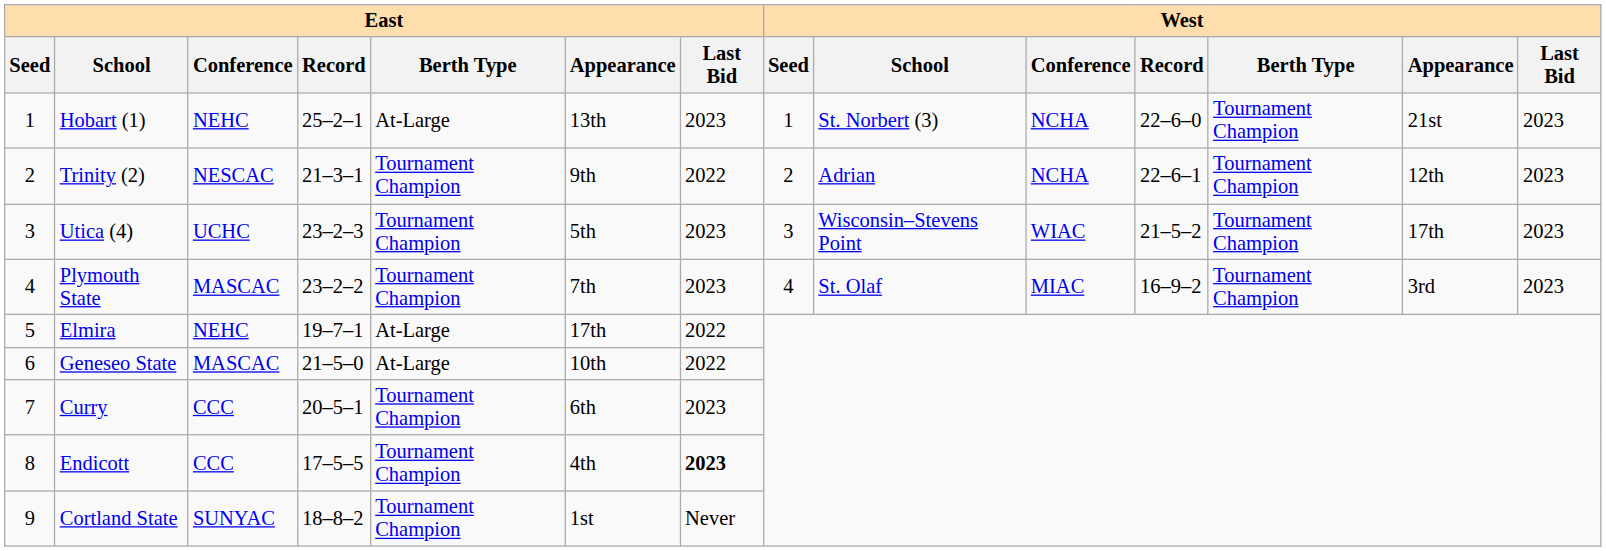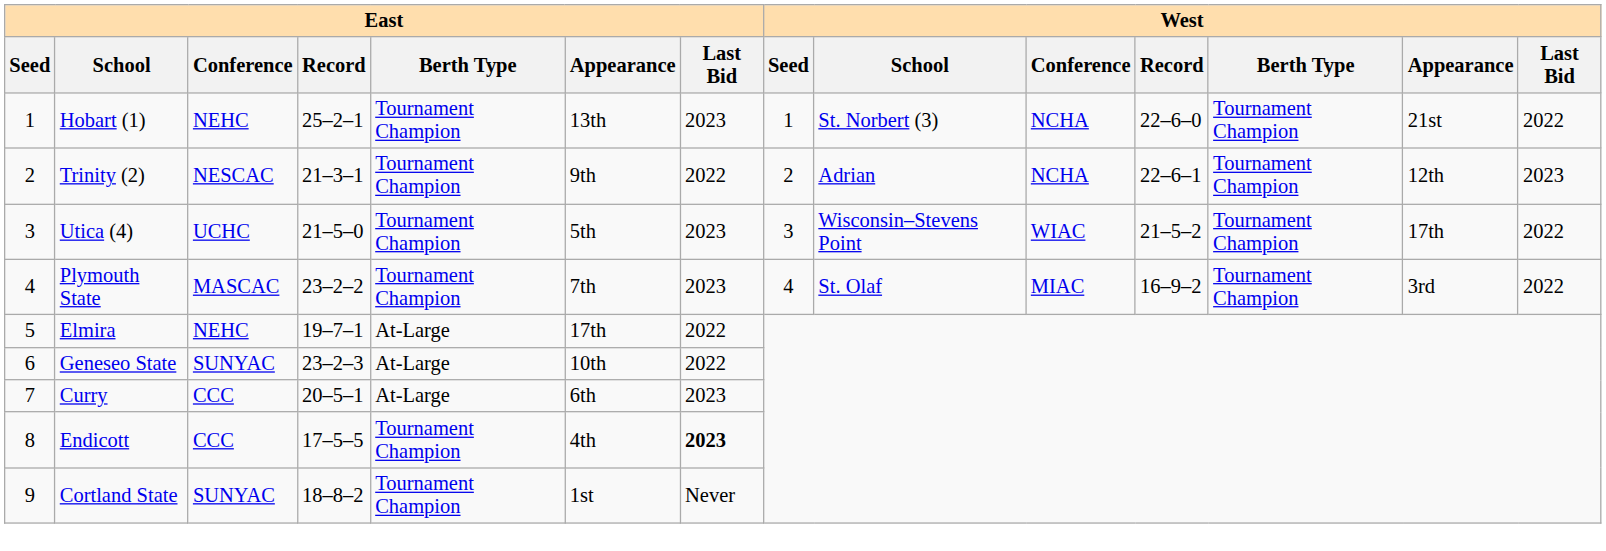(413, 120) At-Large -> (425, 120) Tournament Champion
(1543, 120) 2023 -> (1543, 120) 2022
(333, 231) 23–2–3 -> (333, 231) 21–5–0
(1543, 231) 2023 -> (1543, 231) 2022
(1543, 286) 2023 -> (1543, 286) 2022
(236, 363) MASCAC -> (234, 363) SUNYAC
(333, 363) 21–5–0 -> (333, 363) 23–2–3
(425, 407) Tournament Champion -> (413, 395) At-Large
